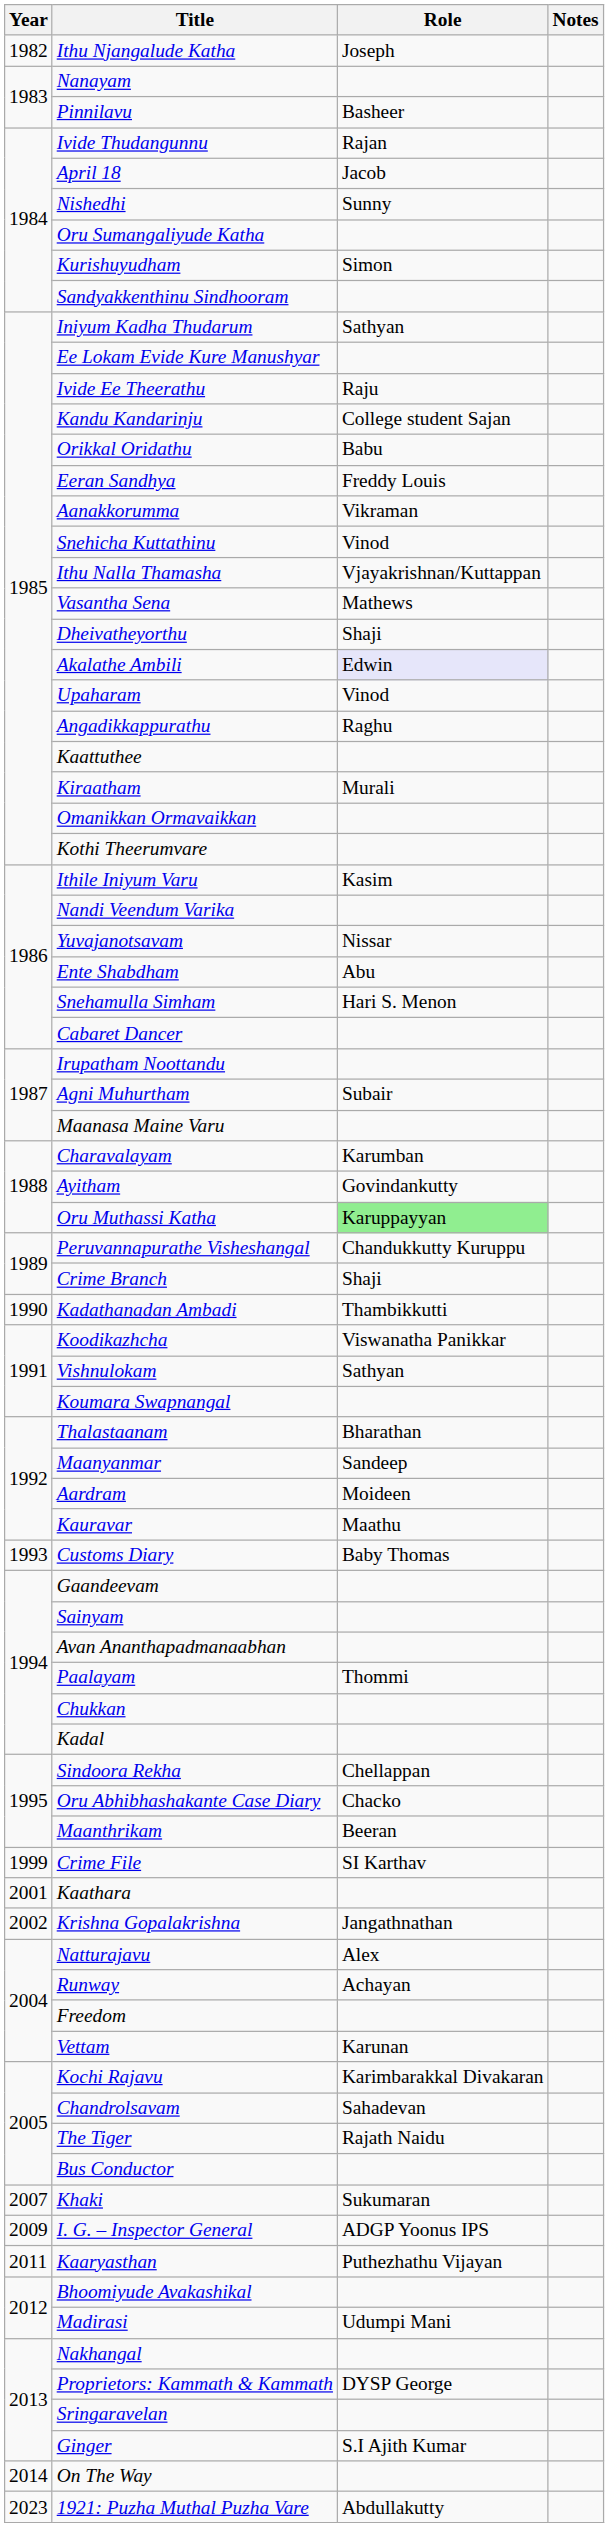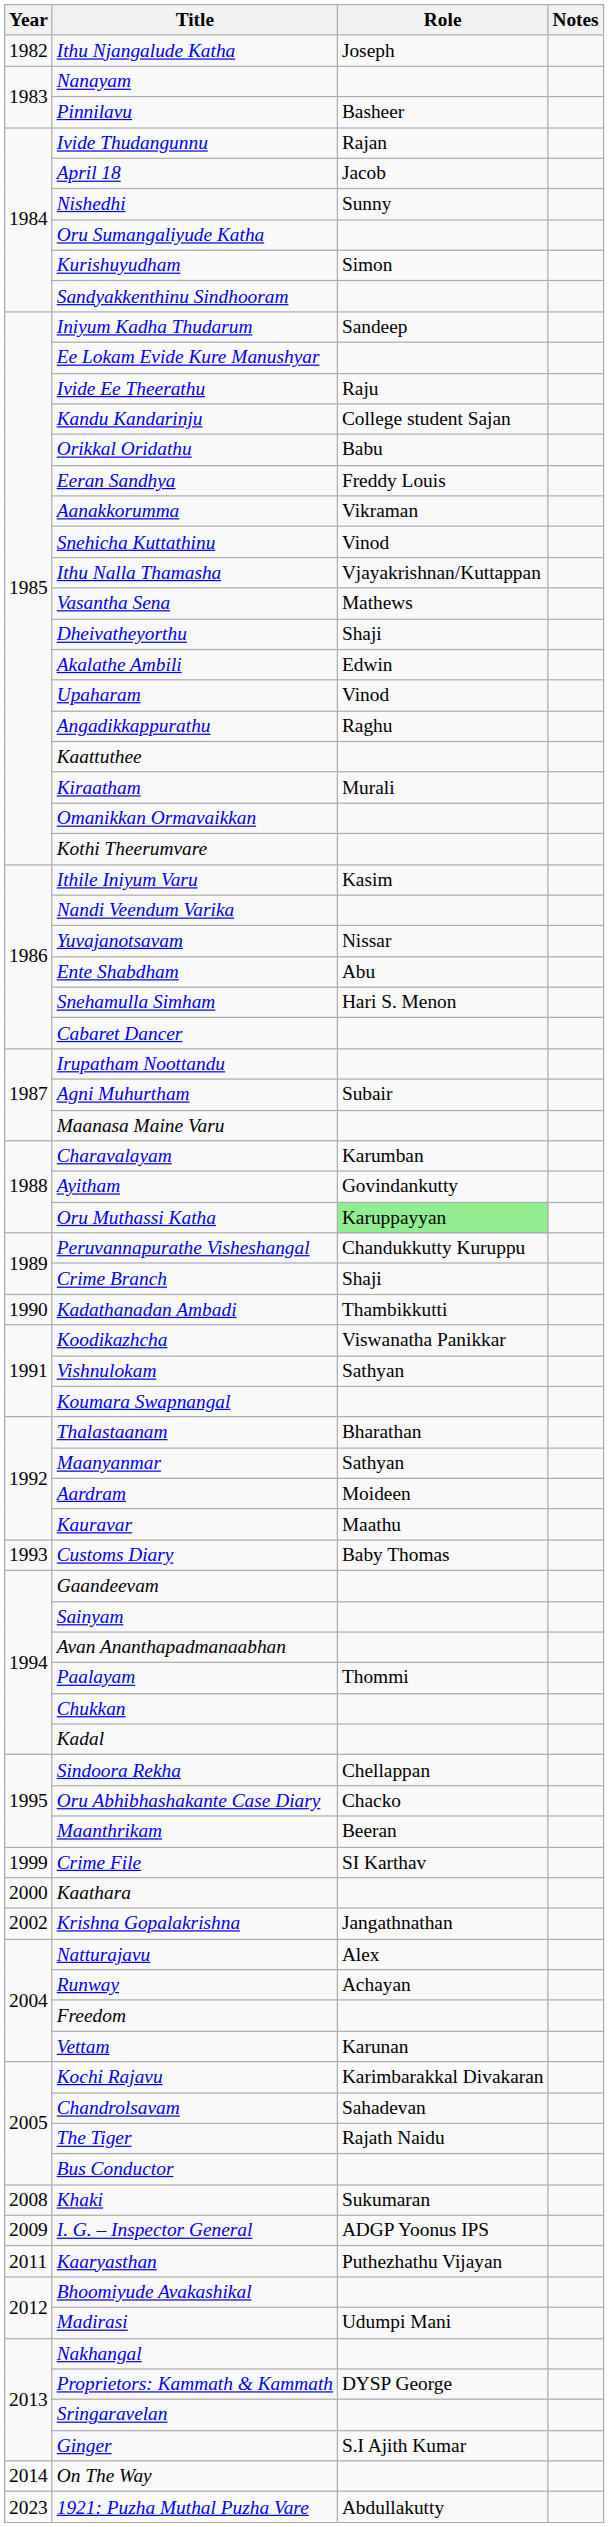(373, 326) Sathyan -> (375, 326) Sandeep
(367, 664) lavender background -> (367, 664) no background
(375, 1462) Sandeep -> (373, 1462) Sathyan
(28, 1892) 2001 -> (28, 1892) 2000
(28, 2199) 2007 -> (28, 2199) 2008
